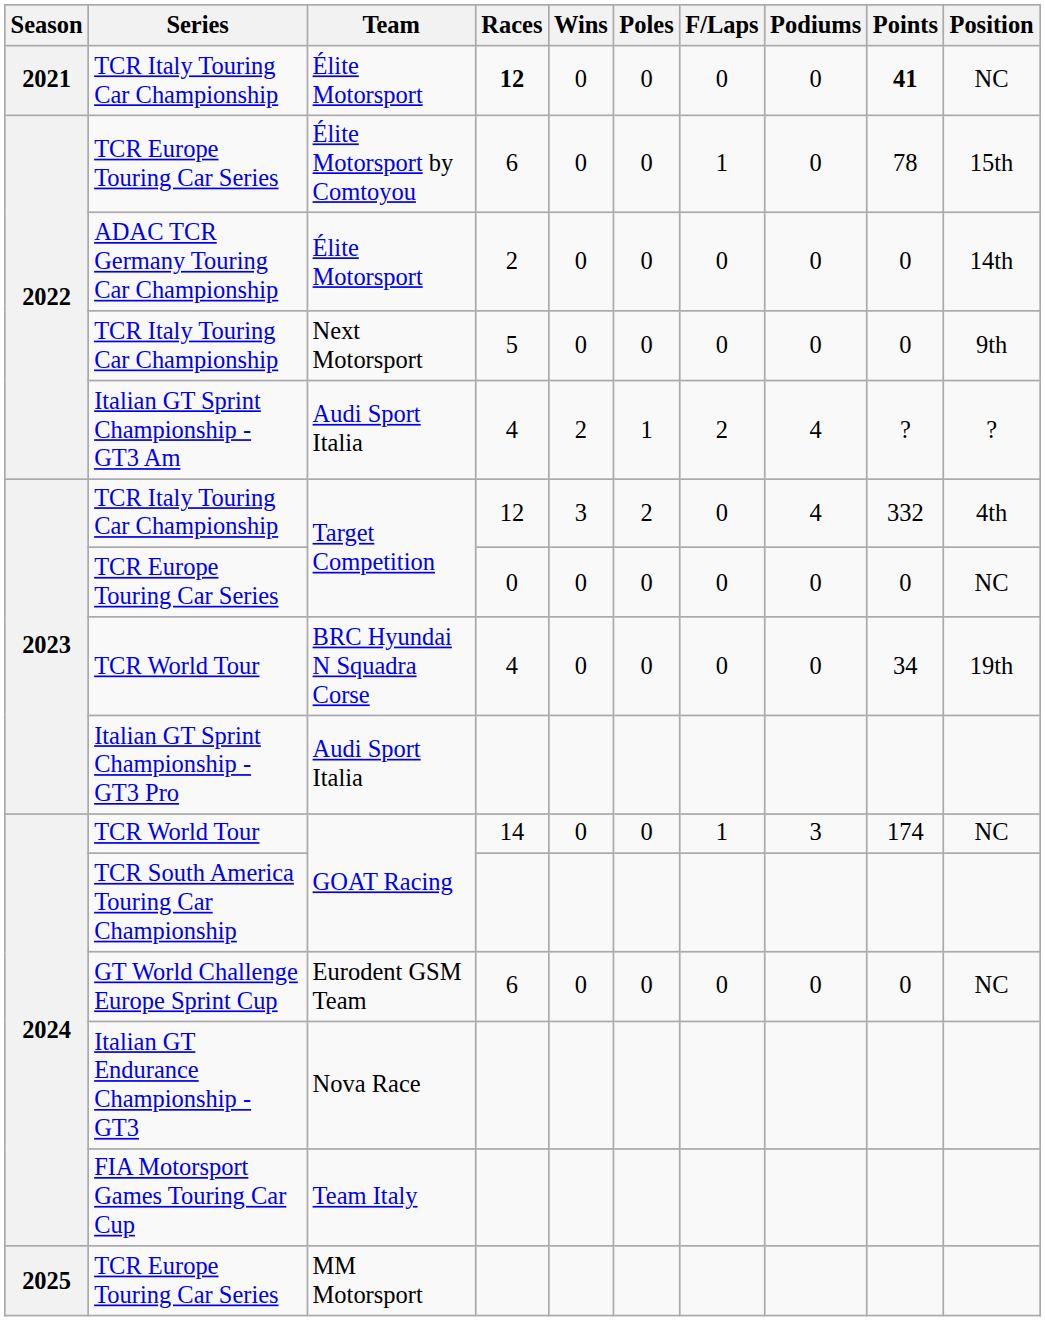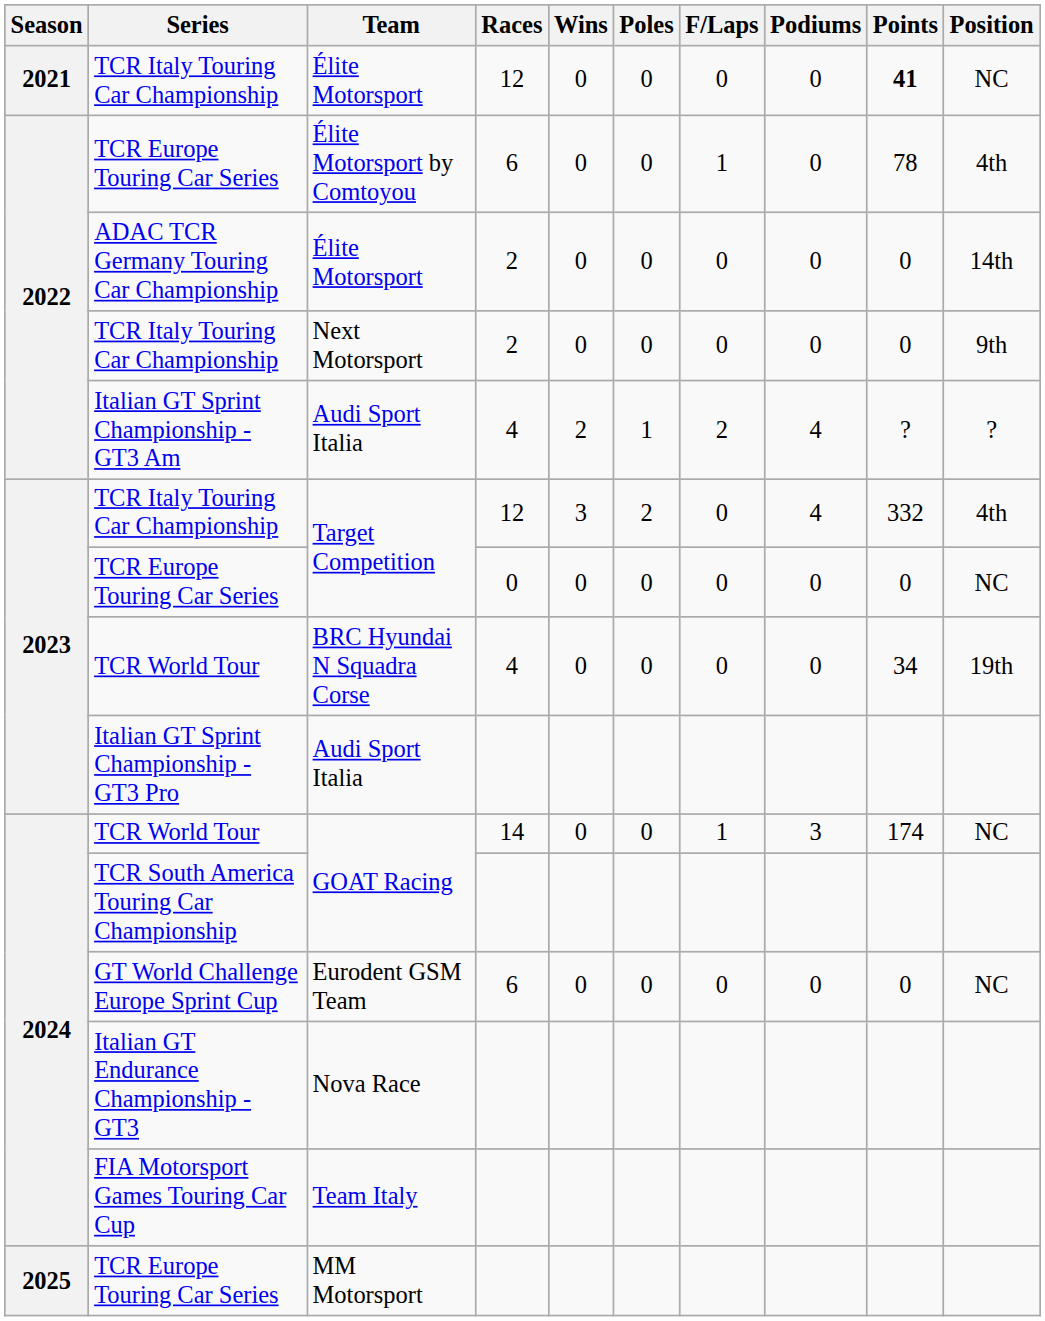(512, 79) bold -> (512, 79) normal
(992, 163) 15th -> (992, 163) 4th
(512, 345) 5 -> (512, 345) 2
